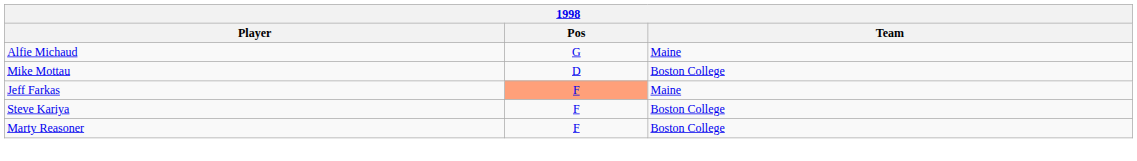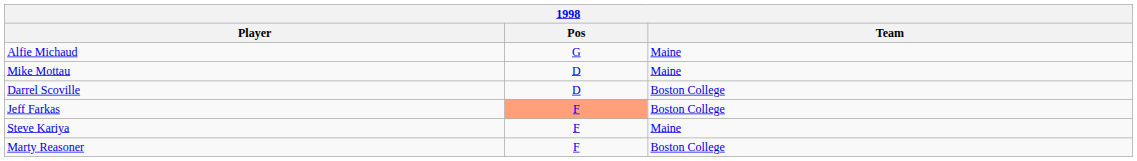(688, 71) Boston College -> (666, 71) Maine
+ row: (44, 90)
(666, 90) Maine -> (688, 109) Boston College
(688, 109) Boston College -> (666, 128) Maine
